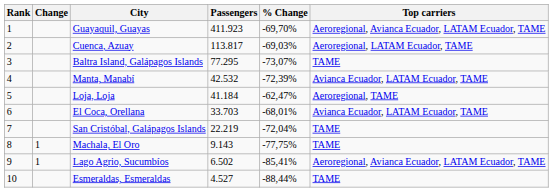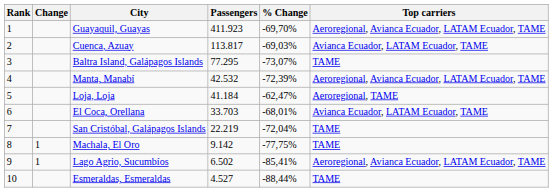(393, 45) Aeroregional, LATAM Ecuador, TAME -> (400, 45) Avianca Ecuador, LATAM Ecuador, TAME
(400, 78) Avianca Ecuador, LATAM Ecuador, TAME -> (429, 78) Aeroregional, Avianca Ecuador, LATAM Ecuador, TAME
(222, 145) 9.143 -> (222, 145) 9.142
